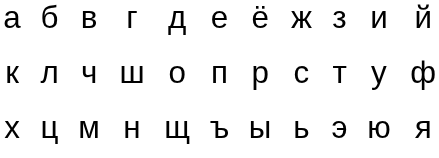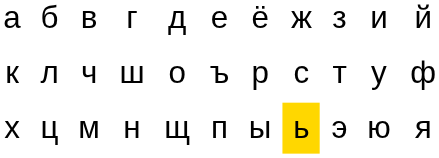(219, 72) п -> (219, 72) ъ
(219, 127) ъ -> (219, 127) п
(301, 127) no background -> (301, 127) gold background
